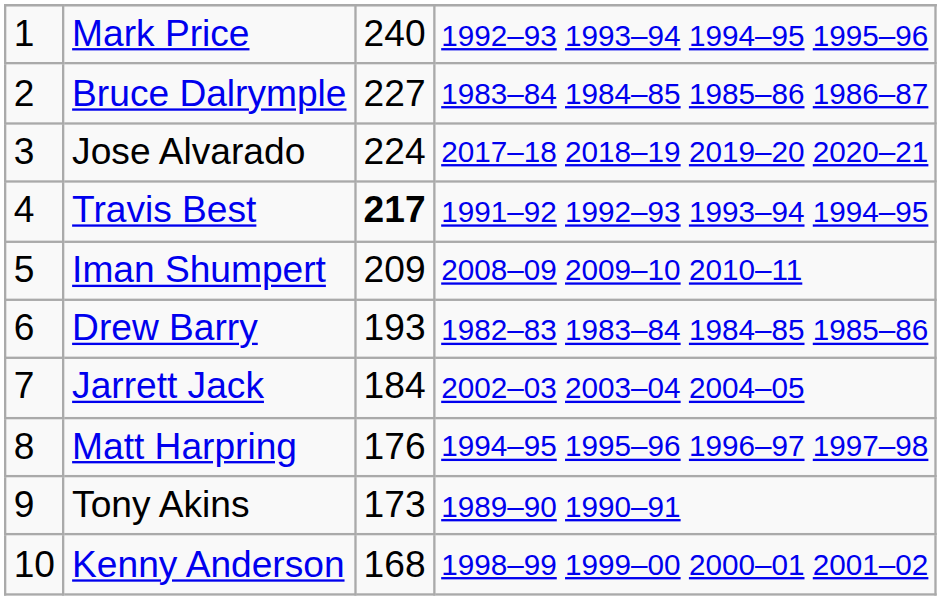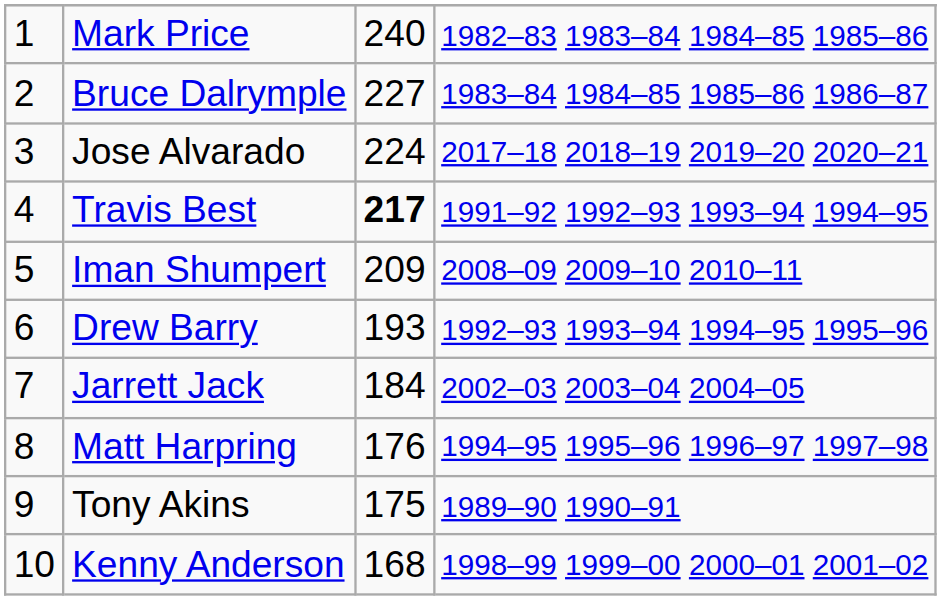(685, 35) 1992–93 1993–94 1994–95 1995–96 -> (685, 35) 1982–83 1983–84 1984–85 1985–86
(685, 329) 1982–83 1983–84 1984–85 1985–86 -> (685, 329) 1992–93 1993–94 1994–95 1995–96
(395, 504) 173 -> (395, 504) 175
